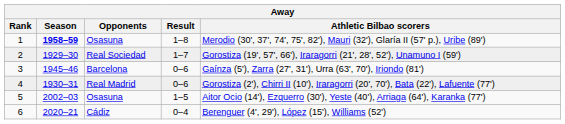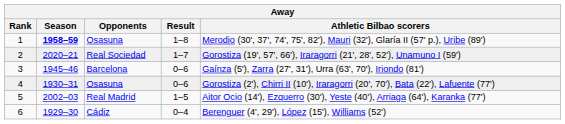(60, 55) 1929–30 -> (60, 55) 2020–21
(111, 84) Real Madrid -> (105, 84) Osasuna
(105, 98) Osasuna -> (111, 98) Real Madrid
(60, 112) 2020–21 -> (60, 112) 1929–30
